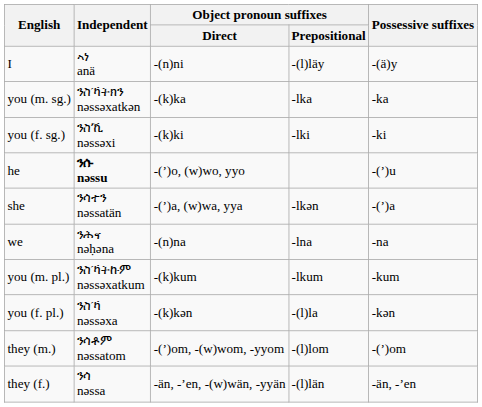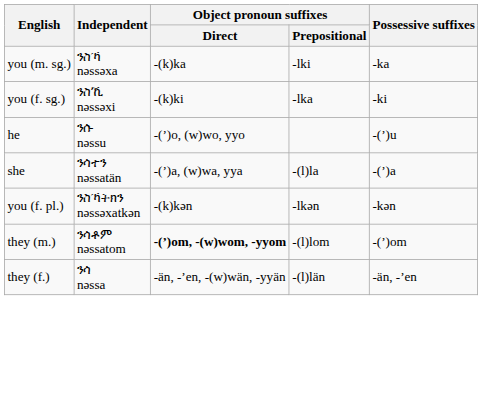- row: (10, 63)
(109, 99) ንስኻትክን nǝssǝxatkǝn -> (97, 63) ንስኻ nǝssǝxa
(302, 99) -lka -> (301, 63) -lki
(301, 135) -lki -> (303, 99) -lka
(92, 170) bold -> (91, 135) normal
(305, 206) -lkǝn -> (305, 170) -(l)la
- row: (15, 241)
- row: (38, 277)
(97, 312) ንስኻ nǝssǝxa -> (109, 206) ንስኻትክን nǝssǝxatkǝn
(305, 312) -(l)la -> (306, 206) -lkǝn
(219, 348) normal -> (220, 241) bold
